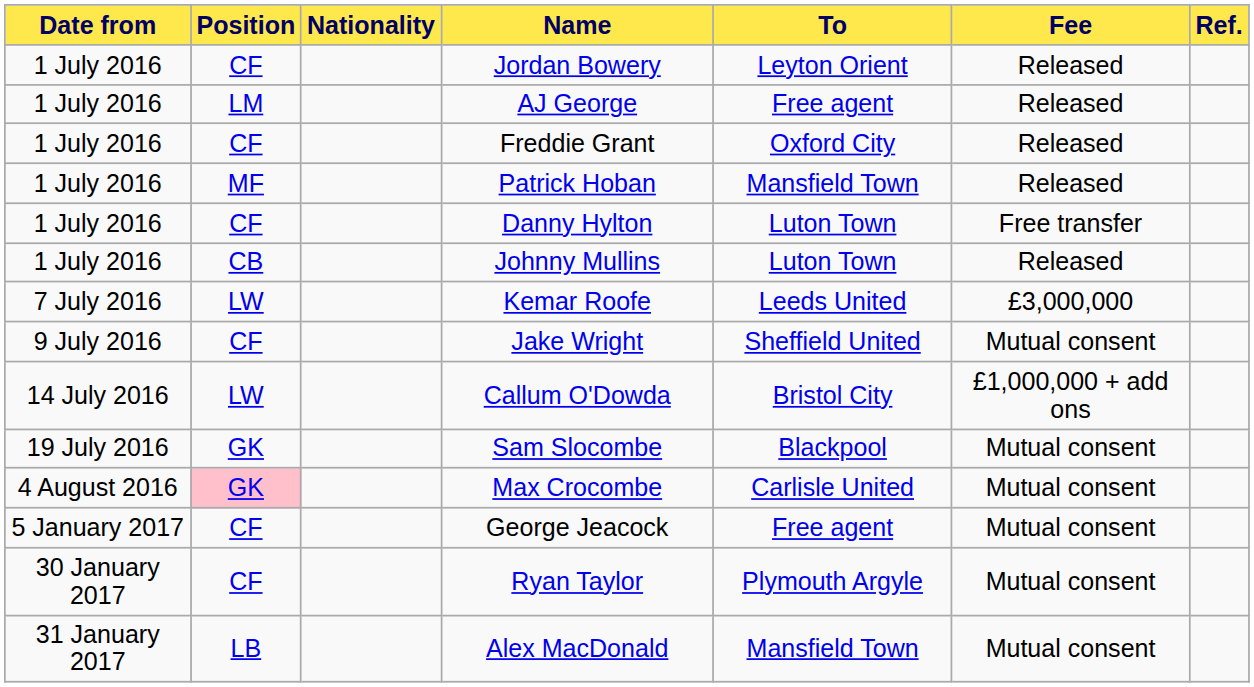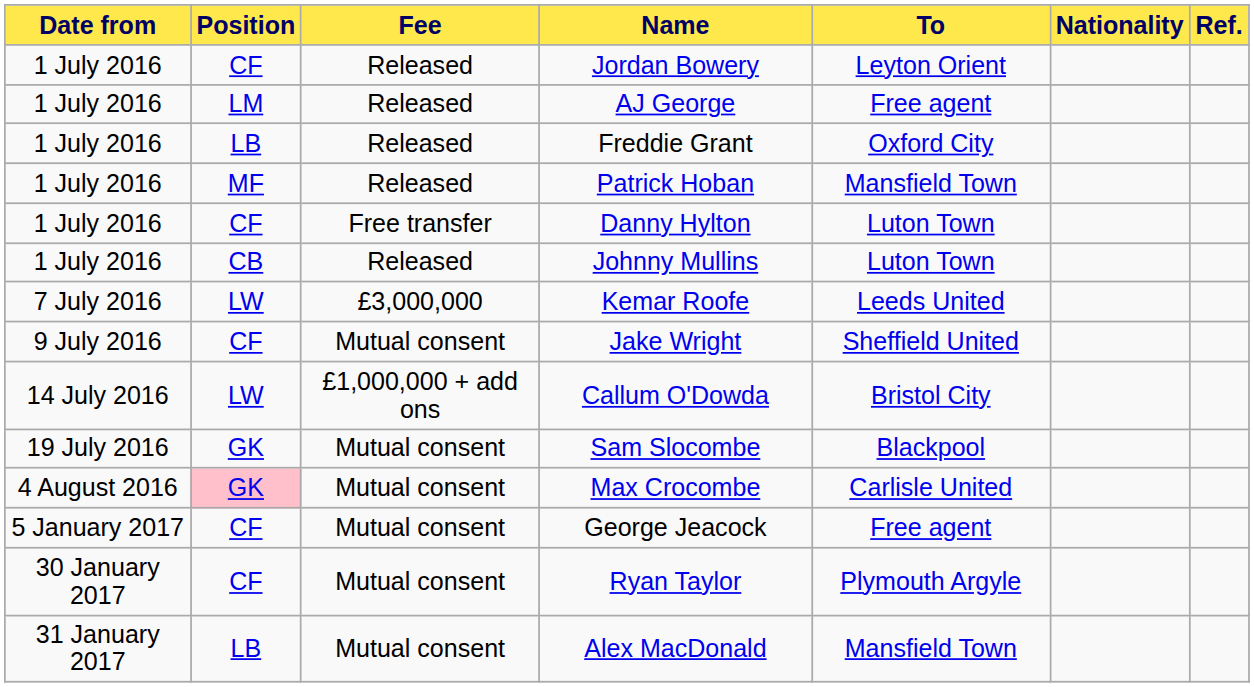columns swapped: (371, 25) <-> (1071, 25)
(246, 144) CF -> (246, 144) LB
